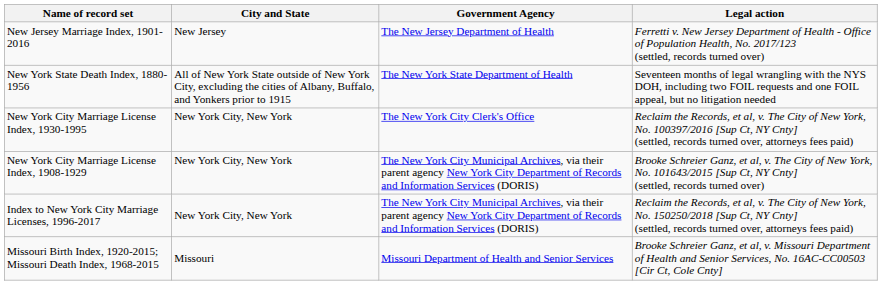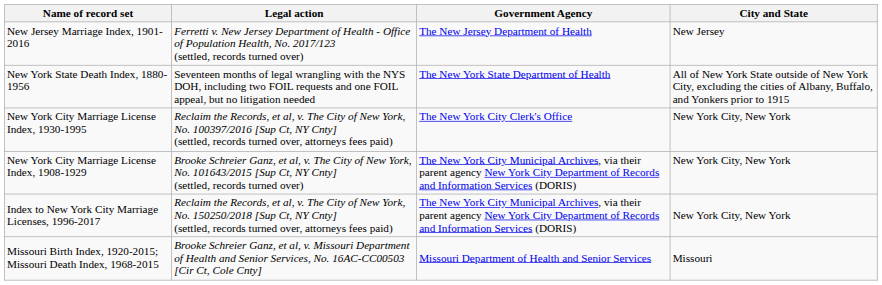columns swapped: (275, 13) <-> (755, 13)
